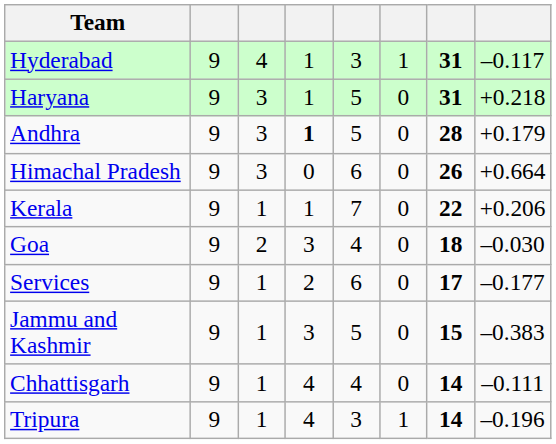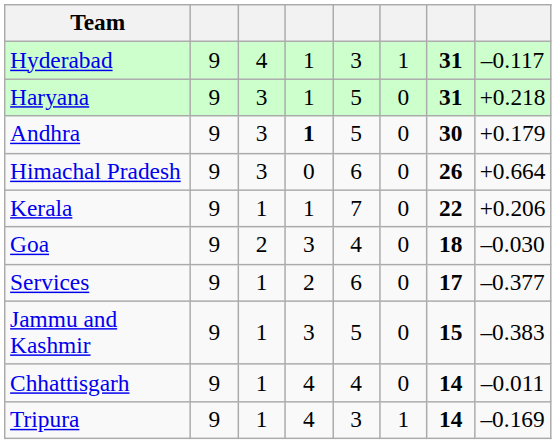(451, 134) 28 -> (451, 134) 30
(513, 282) –0.177 -> (513, 282) –0.377
(513, 382) –0.111 -> (513, 382) –0.011
(513, 419) –0.196 -> (513, 419) –0.169
